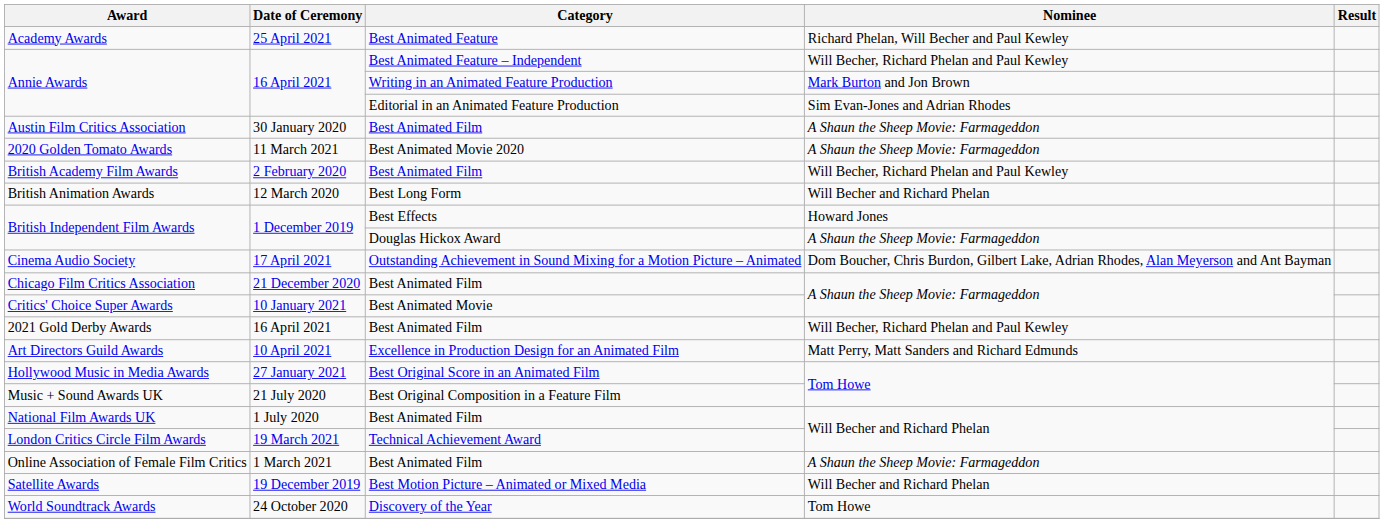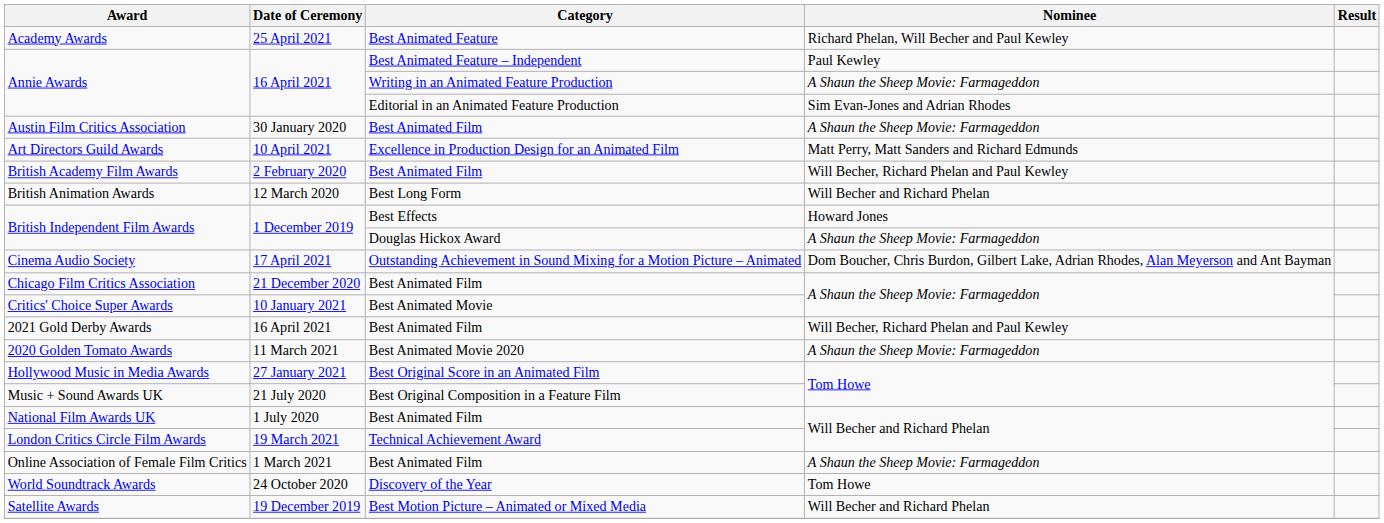(938, 60) Will Becher, Richard Phelan and Paul Kewley -> (844, 60) Paul Kewley
(889, 82) Mark Burton and Jon Brown -> (924, 82) A Shaun the Sheep Movie: Farmageddon
rows swapped: (85, 350) <-> (90, 149)
rows swapped: (53, 484) <-> (82, 506)
